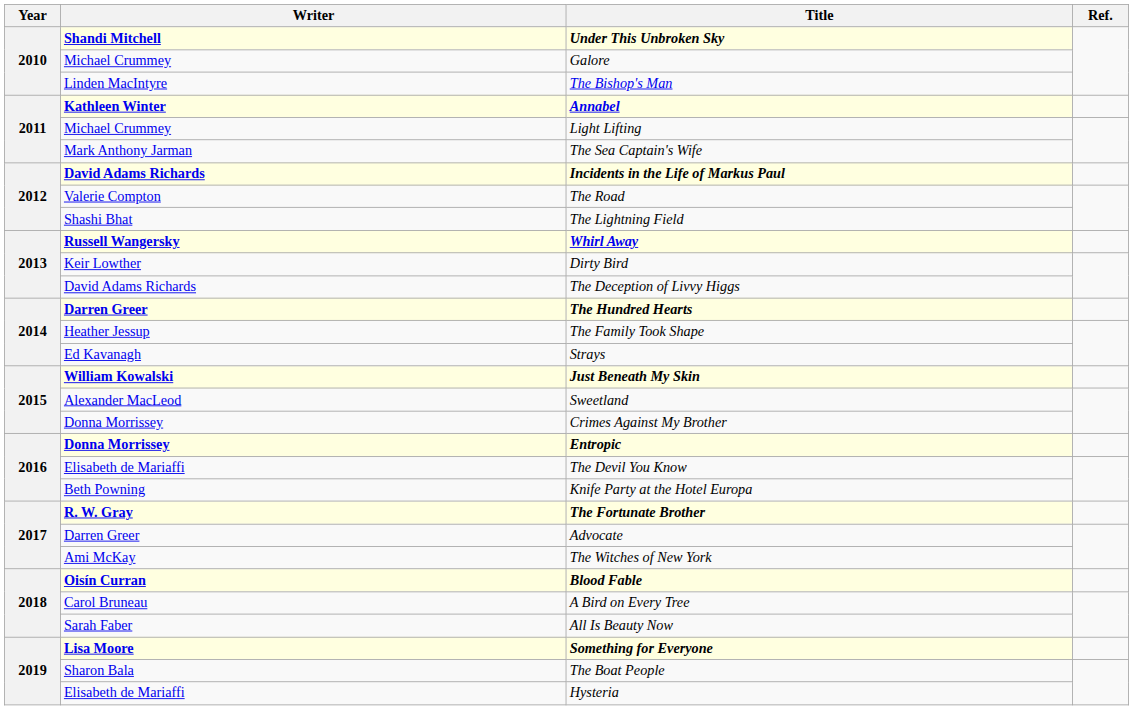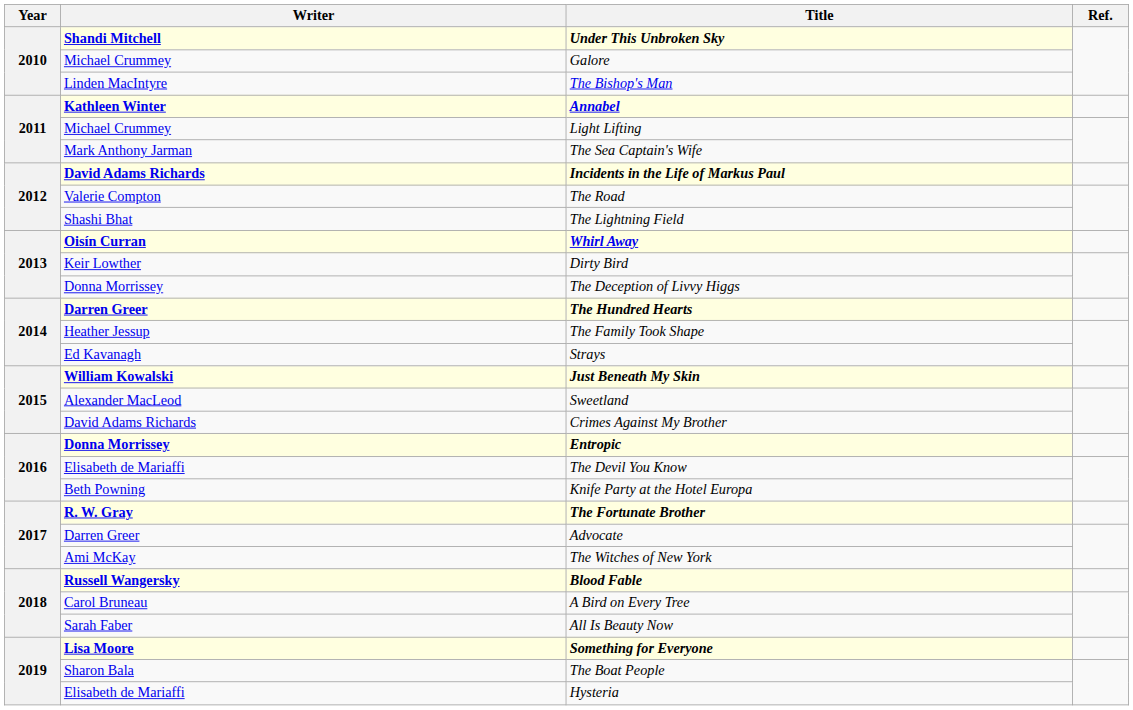(122, 241) Russell Wangersky -> (105, 241) Oisín Curran
(130, 286) David Adams Richards -> (114, 286) Donna Morrissey
(114, 422) Donna Morrissey -> (130, 422) David Adams Richards
(105, 580) Oisín Curran -> (122, 580) Russell Wangersky
